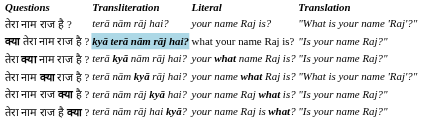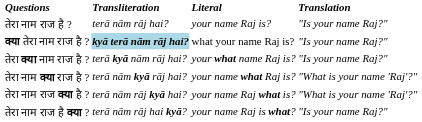(358, 23) "What is your name 'Raj'?" -> (343, 23) "Is your name Raj?"
(343, 94) "Is your name Raj?" -> (358, 94) "What is your name 'Raj'?"
